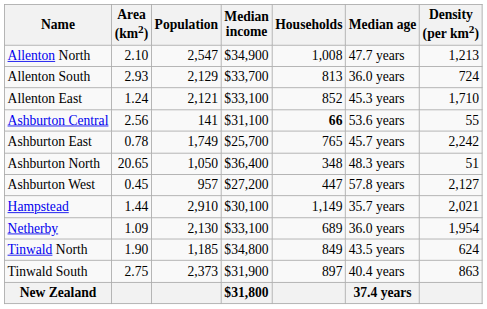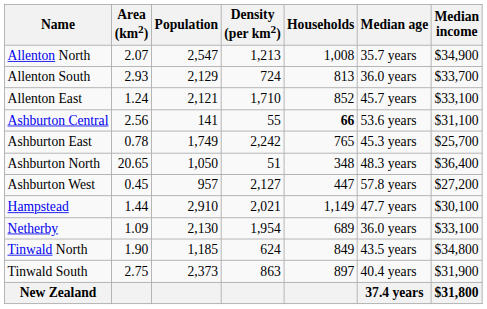columns swapped: (451, 24) <-> (247, 24)
(136, 55) 2.10 -> (136, 55) 2.07
(377, 55) 47.7 years -> (389, 55) 35.7 years
(377, 98) 45.3 years -> (389, 98) 45.7 years
(377, 142) 45.7 years -> (389, 142) 45.3 years
(377, 206) 35.7 years -> (389, 206) 47.7 years
